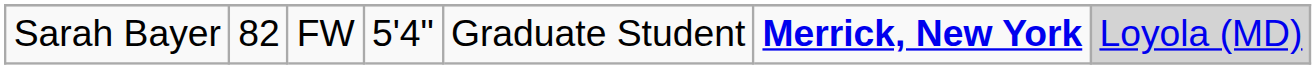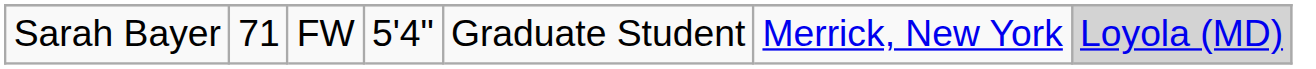(259, 34) 82 -> (259, 34) 71
(922, 34) bold -> (913, 34) normal
